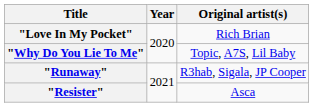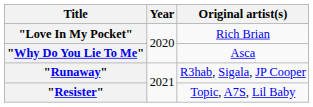(243, 53) Topic, A7S, Lil Baby -> (243, 53) Asca
(243, 92) Asca -> (243, 92) Topic, A7S, Lil Baby
